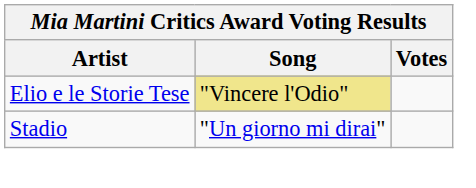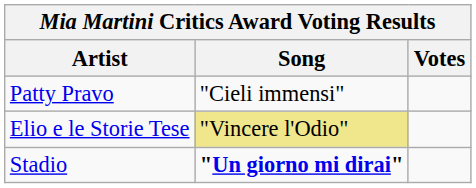+ row: (62, 93)
(293, 128) normal -> (302, 164) bold
